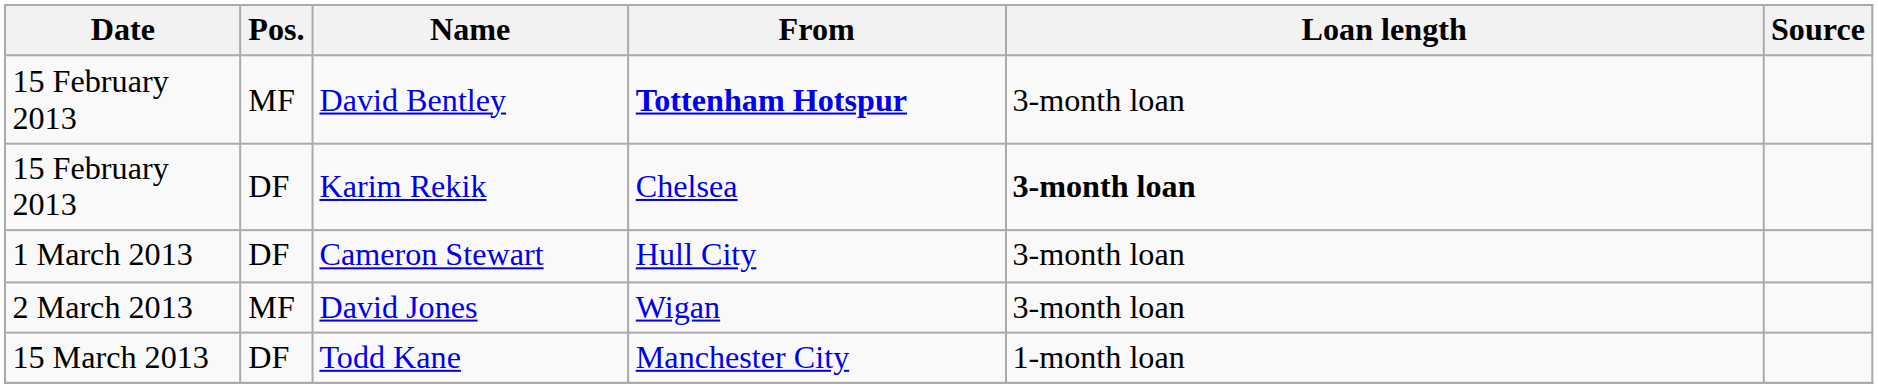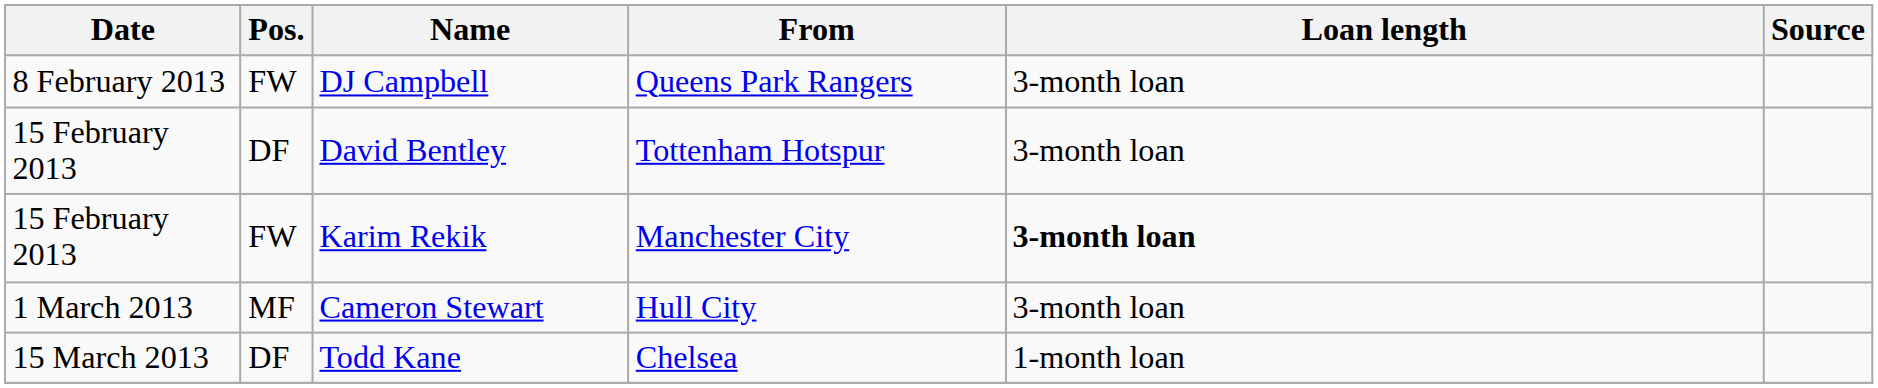+ row: (404, 81)
(272, 99) MF -> (269, 150) DF
(771, 99) bold -> (760, 150) normal
(269, 186) DF -> (272, 237) FW
(687, 186) Chelsea -> (743, 237) Manchester City
(269, 255) DF -> (272, 306) MF
- row: (398, 306)
(743, 357) Manchester City -> (687, 357) Chelsea
